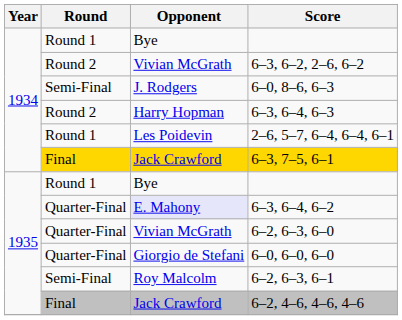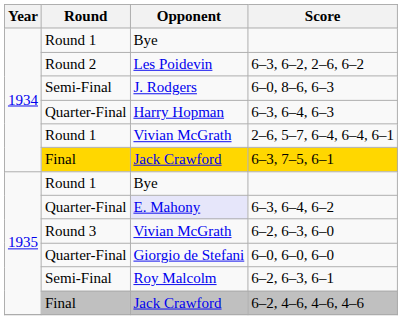(182, 64) Vivian McGrath -> (173, 64) Les Poidevin
(71, 111) Round 2 -> (86, 111) Quarter-Final
(173, 135) Les Poidevin -> (182, 135) Vivian McGrath
(86, 231) Quarter-Final -> (71, 231) Round 3
